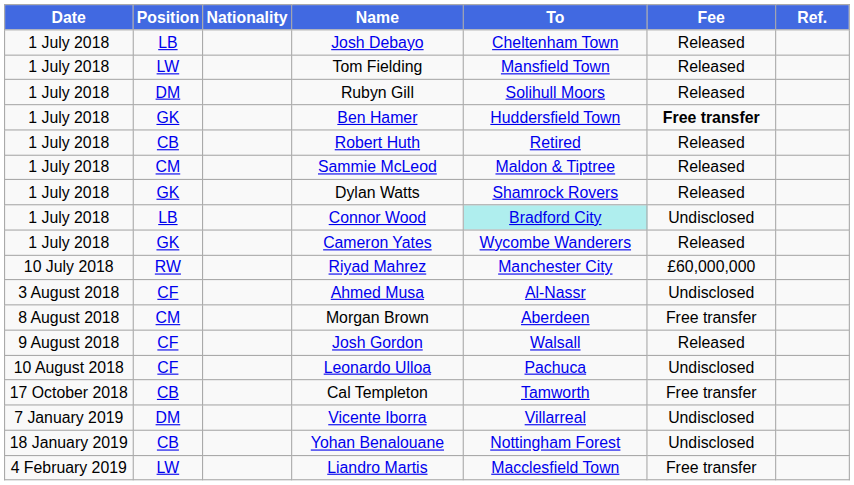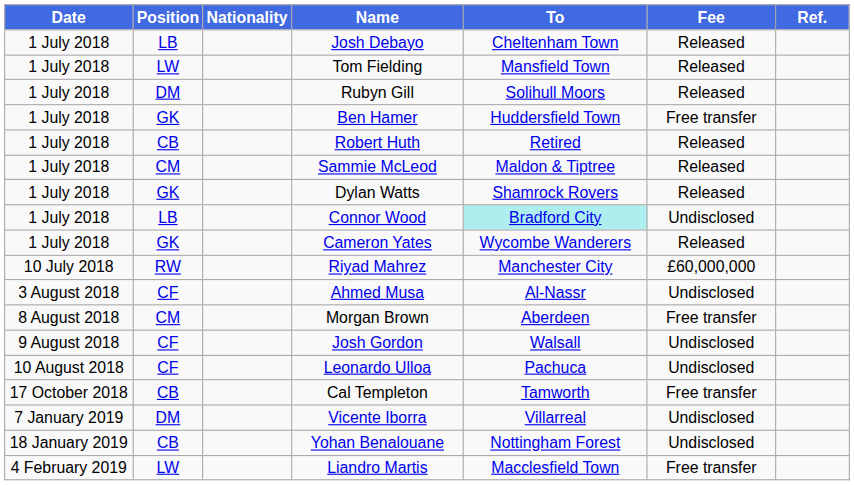(711, 118) bold -> (711, 118) normal
(711, 343) Released -> (711, 343) Undisclosed
